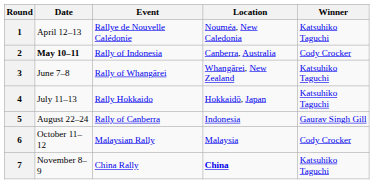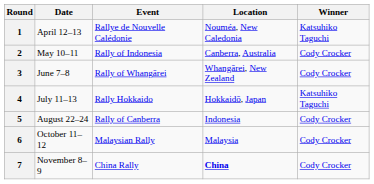(58, 53) bold -> (58, 53) normal
(318, 73) Katsuhiko Taguchi -> (325, 73) Cody Crocker
(333, 119) Gaurav Singh Gill -> (325, 119) Cody Crocker
(318, 166) Katsuhiko Taguchi -> (325, 166) Cody Crocker
